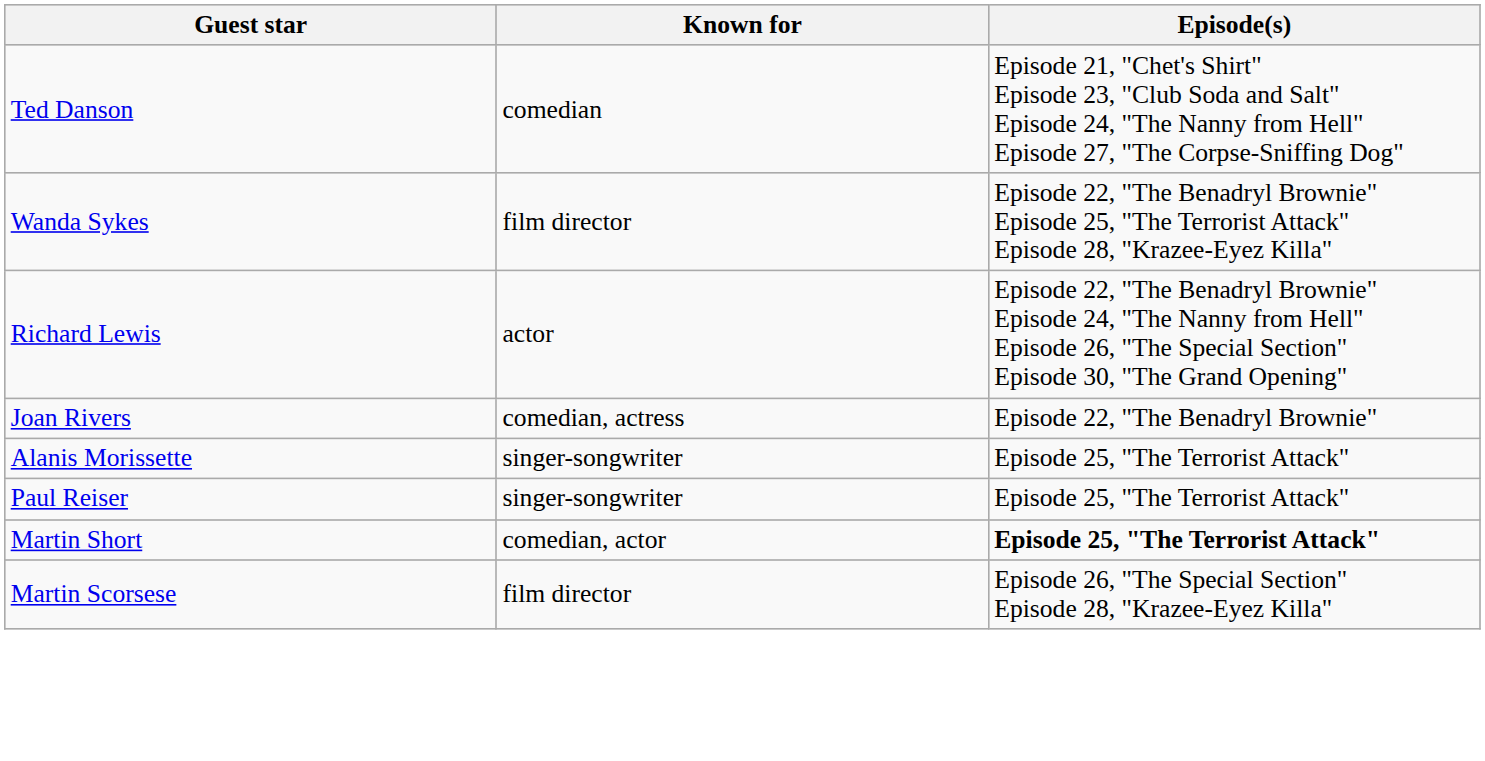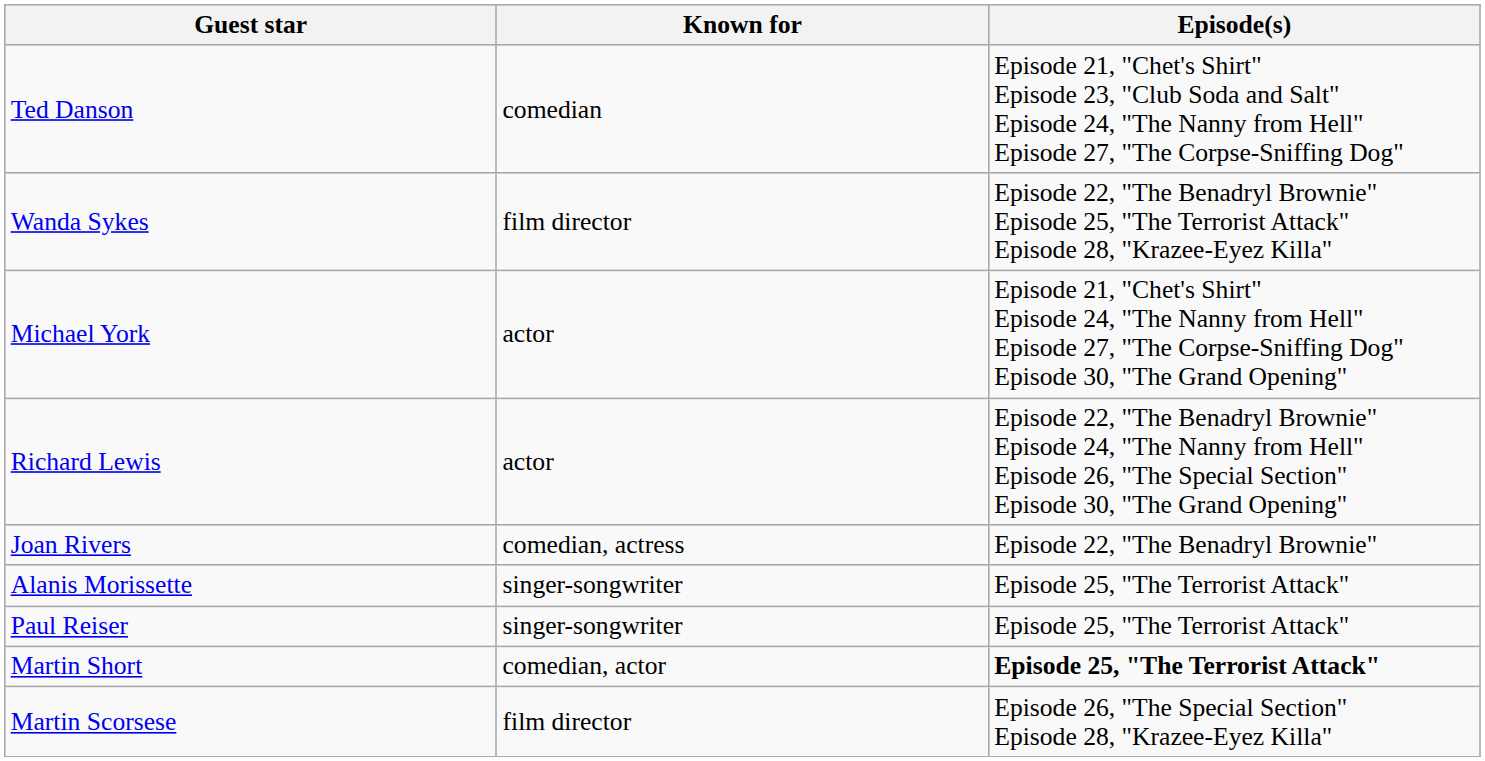+ row: (80, 333)
